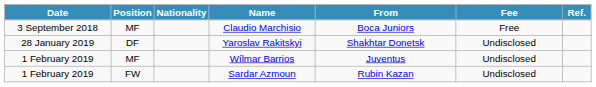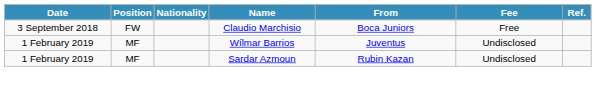(133, 28) MF -> (133, 28) FW
- row: (262, 43)
(133, 74) FW -> (133, 59) MF
